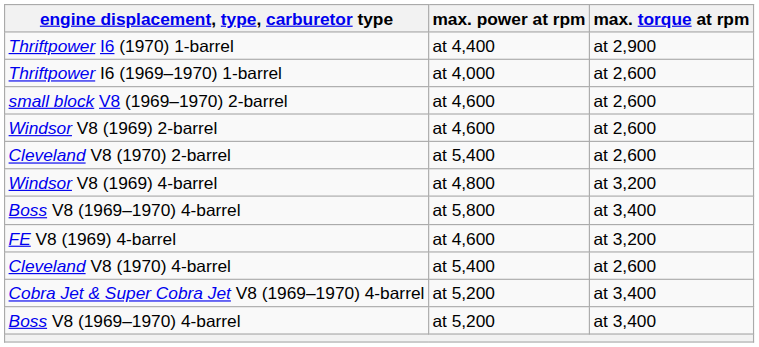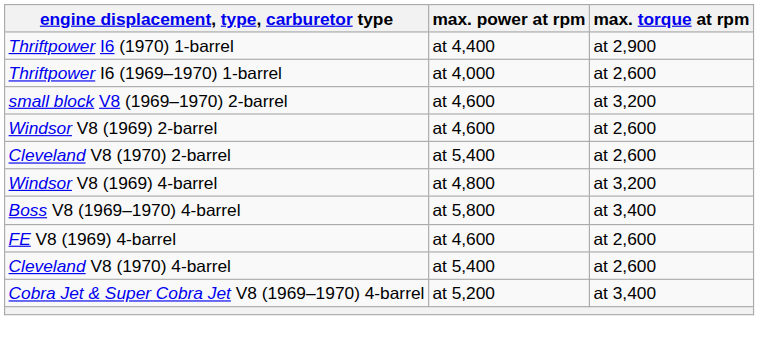(625, 101) at 2,600 -> (625, 101) at 3,200
(625, 238) at 3,200 -> (625, 238) at 2,600
- row: (125, 320)
